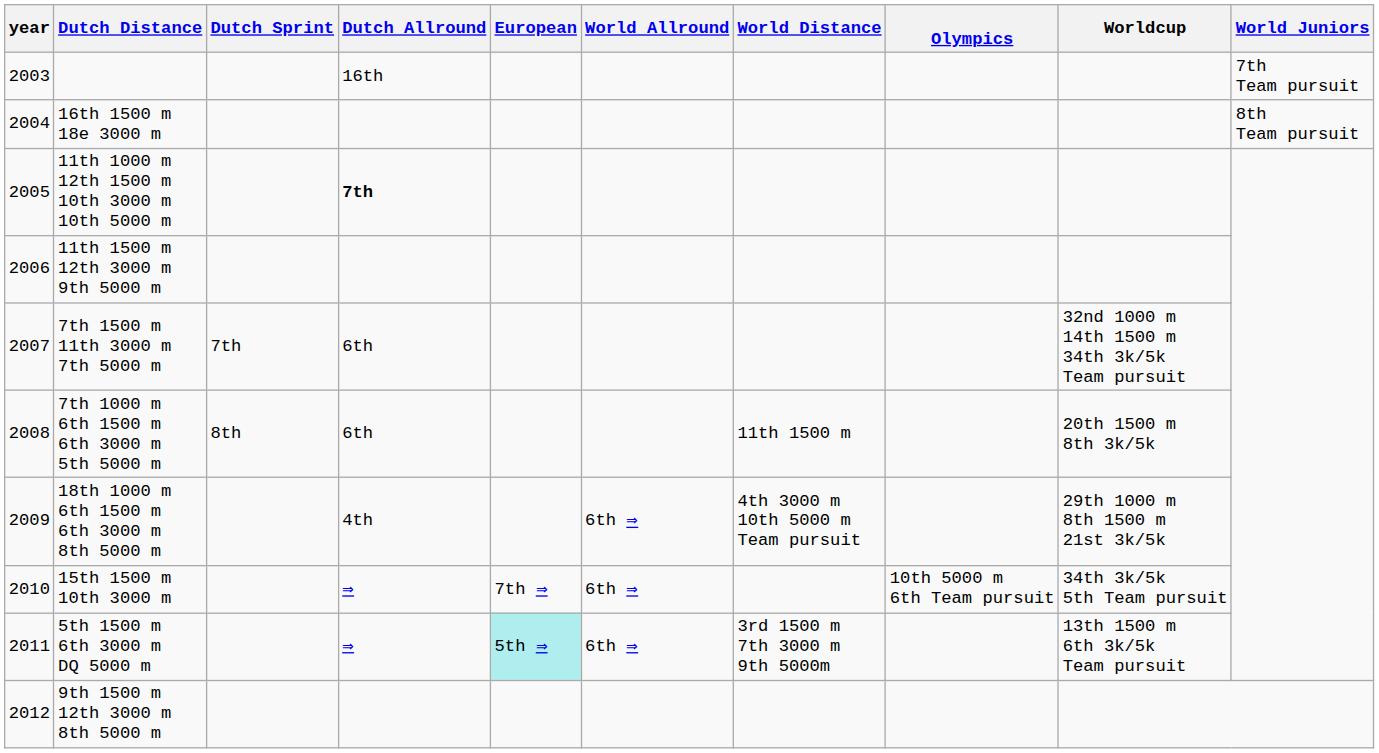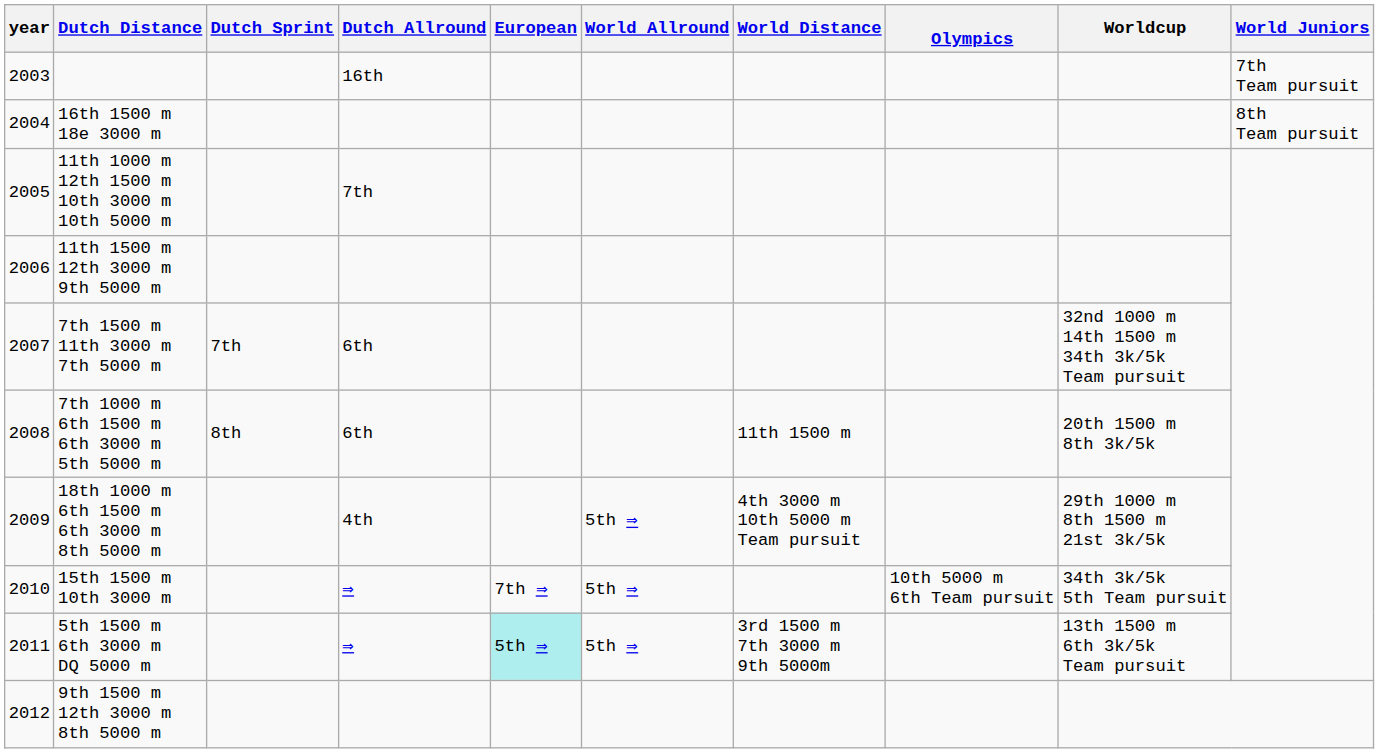(358, 192) bold -> (358, 192) normal
(612, 521) 6th ⇒ -> (612, 521) 5th ⇒
(612, 589) 6th ⇒ -> (612, 589) 5th ⇒
(612, 647) 6th ⇒ -> (612, 647) 5th ⇒
